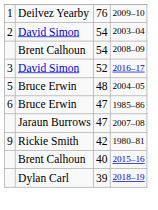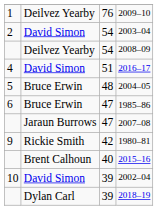(52, 50) Brent Calhoun -> (59, 50) Deilvez Yearby
(10, 68) 3 -> (10, 68) 4
(102, 68) 52 -> (108, 68) 51
+ row: (134, 178)
